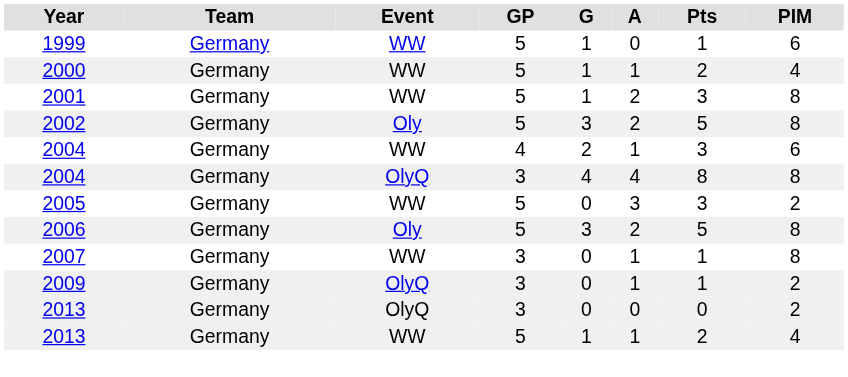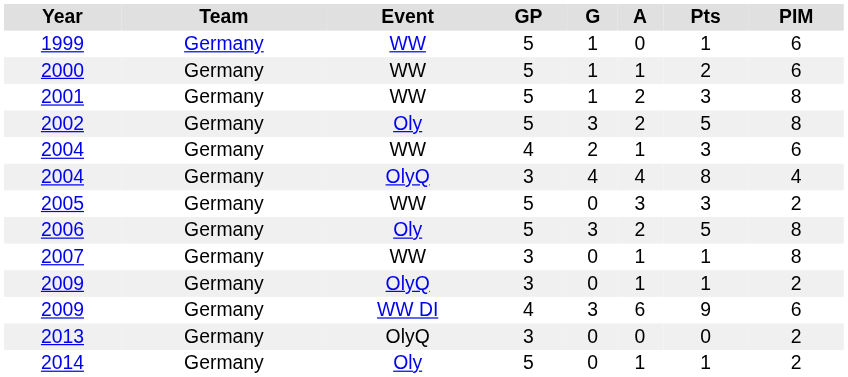(795, 70) 4 -> (796, 70) 6
(795, 176) 8 -> (796, 176) 4
+ row: (62, 310)
- row: (64, 336)
+ row: (62, 363)
